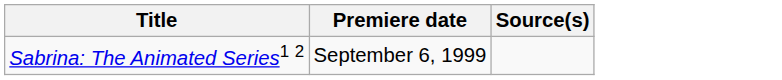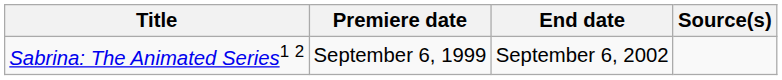+ column: (582, 20)
